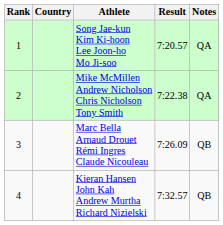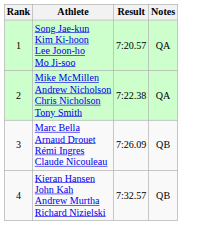- column: (53, 12)
